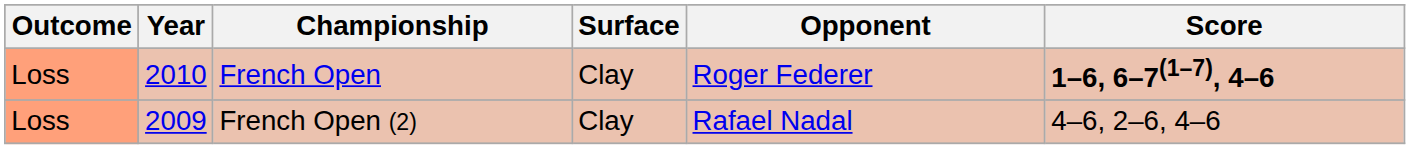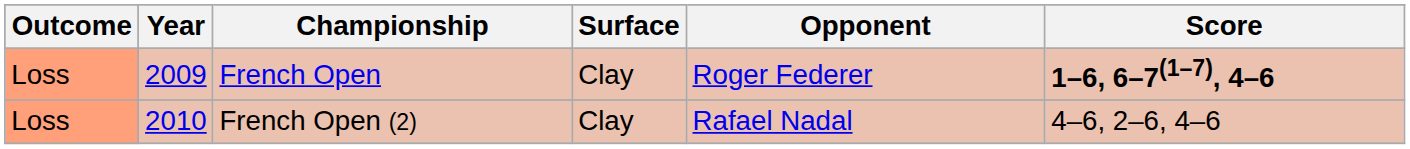(176, 74) 2010 -> (176, 74) 2009
(176, 121) 2009 -> (176, 121) 2010
